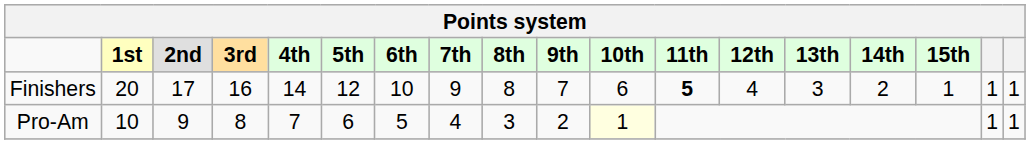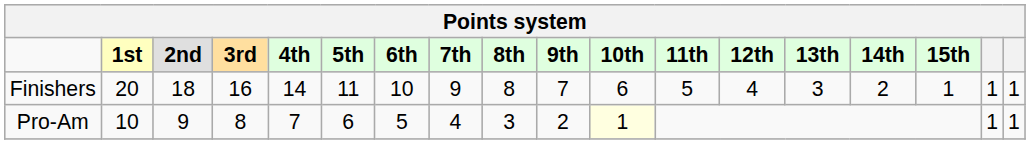(183, 88) 17 -> (183, 88) 18
(348, 88) 12 -> (348, 88) 11
(687, 88) bold -> (687, 88) normal
